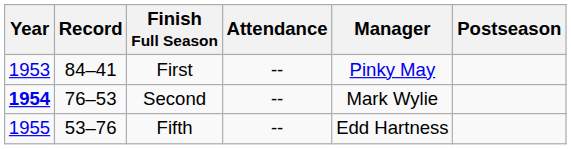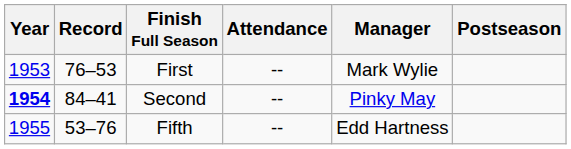(91, 69) 84–41 -> (91, 69) 76–53
(392, 69) Pinky May -> (392, 69) Mark Wylie
(91, 98) 76–53 -> (91, 98) 84–41
(392, 98) Mark Wylie -> (392, 98) Pinky May
